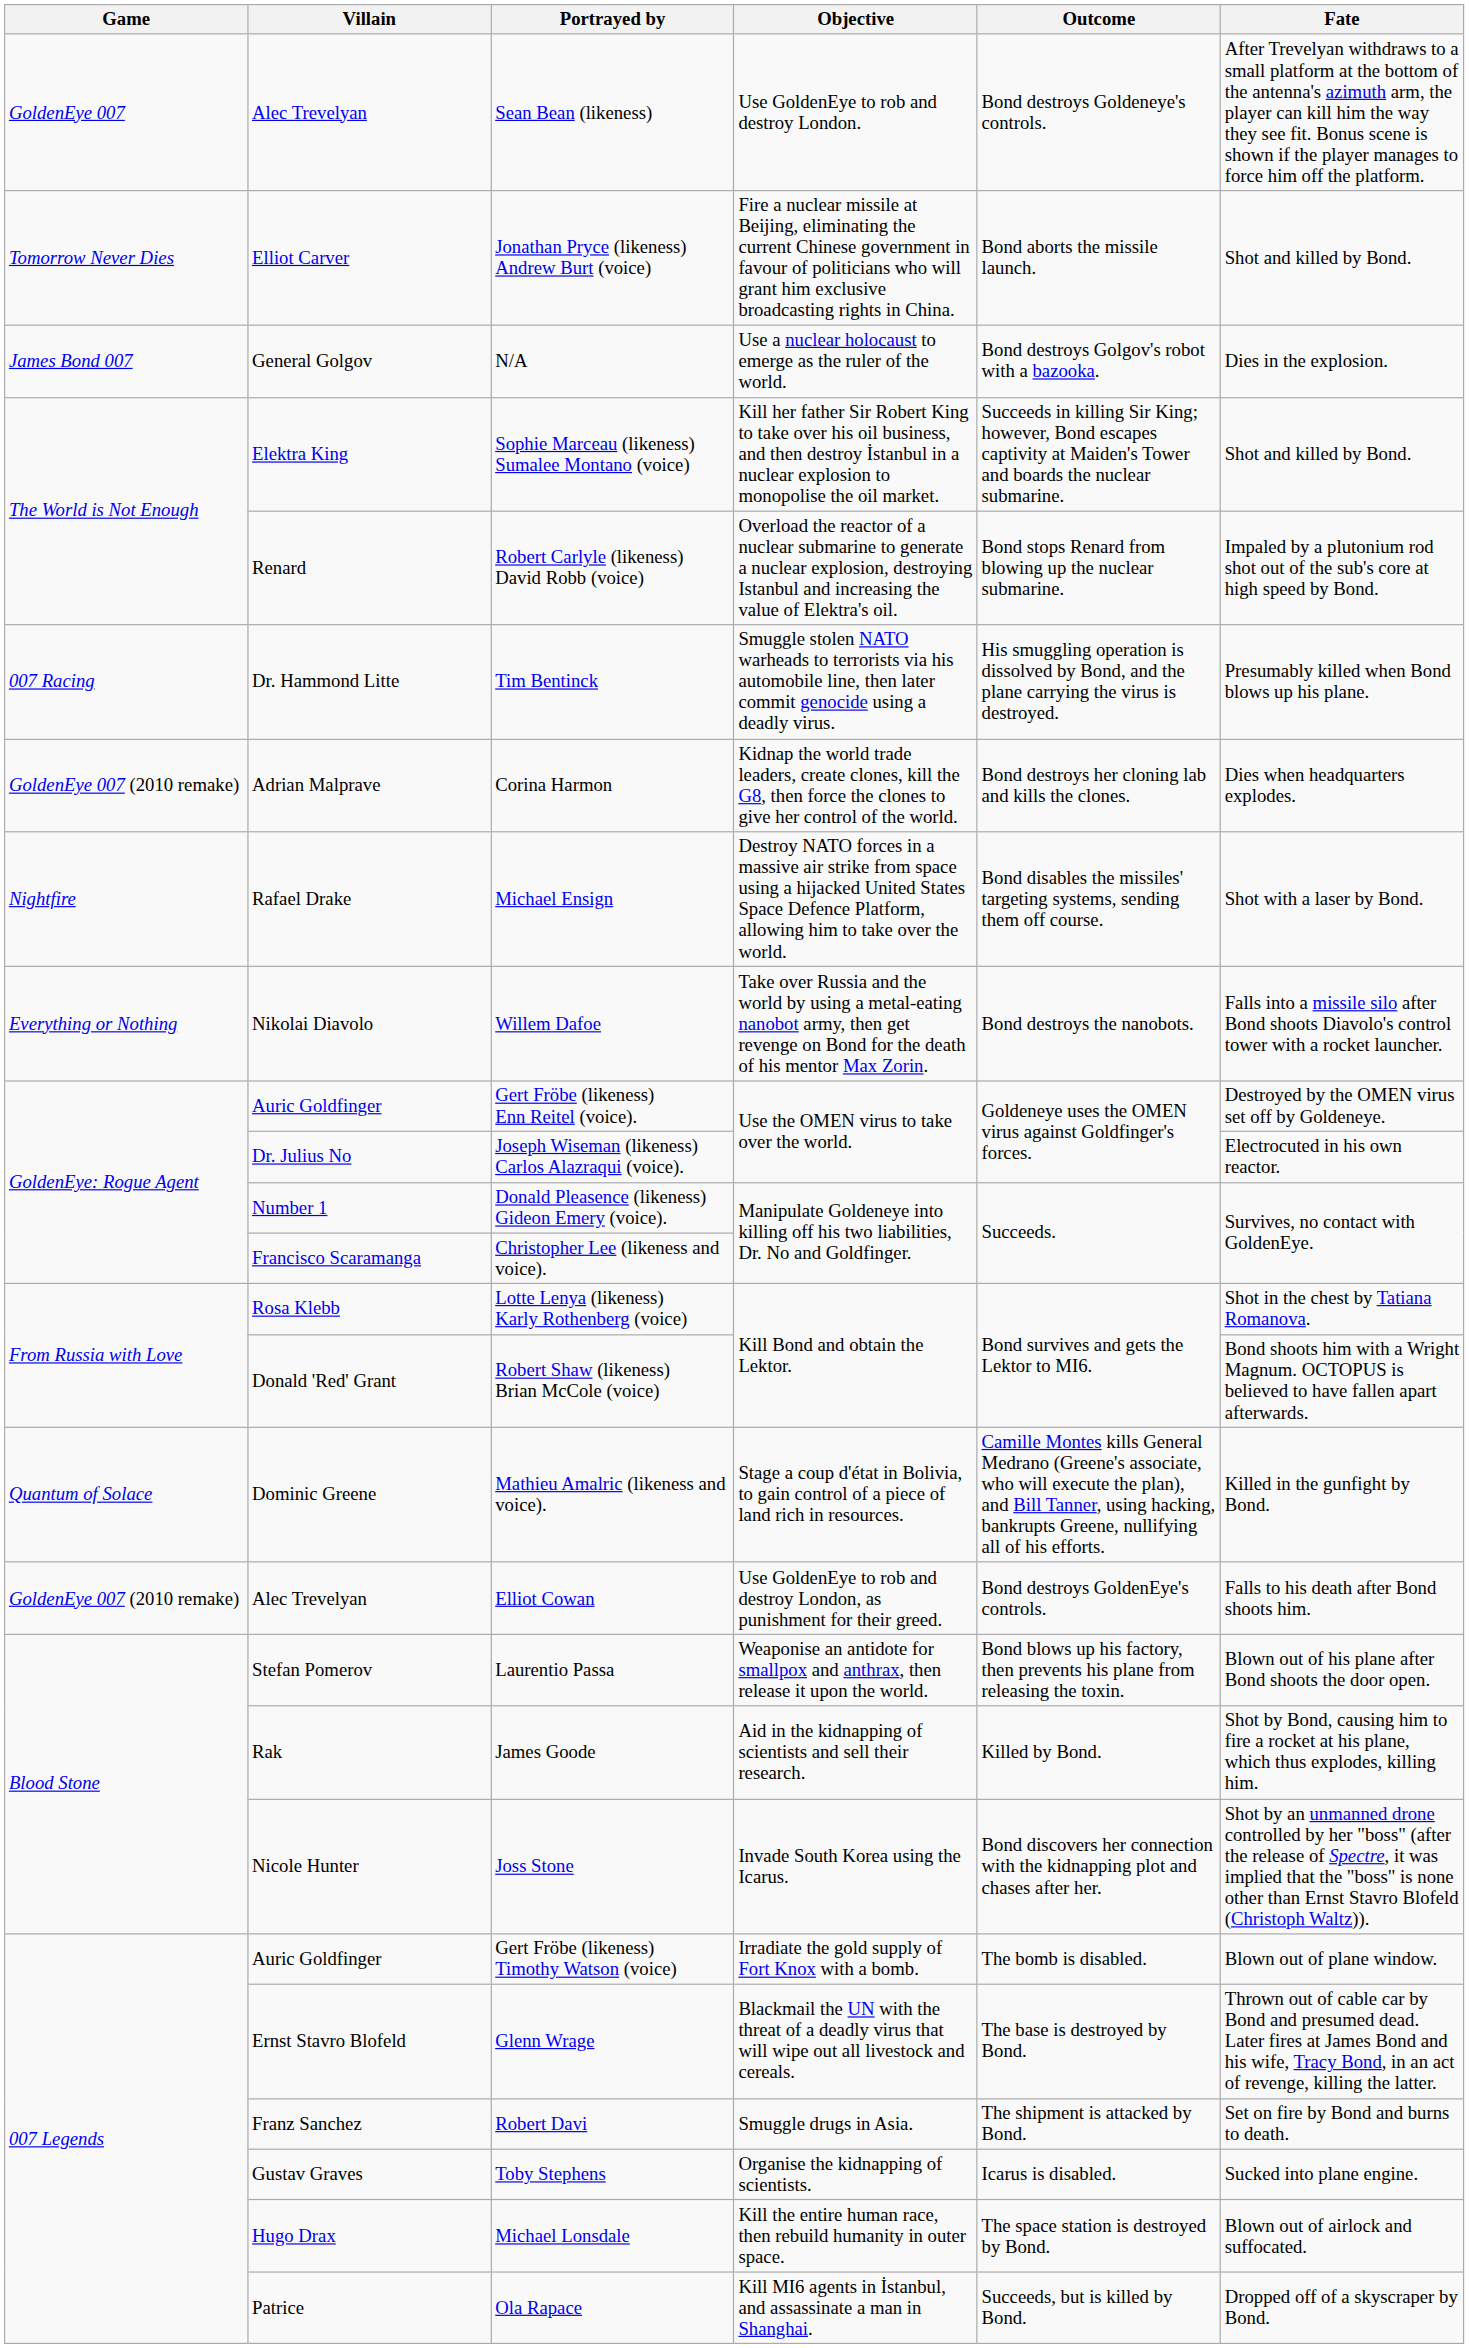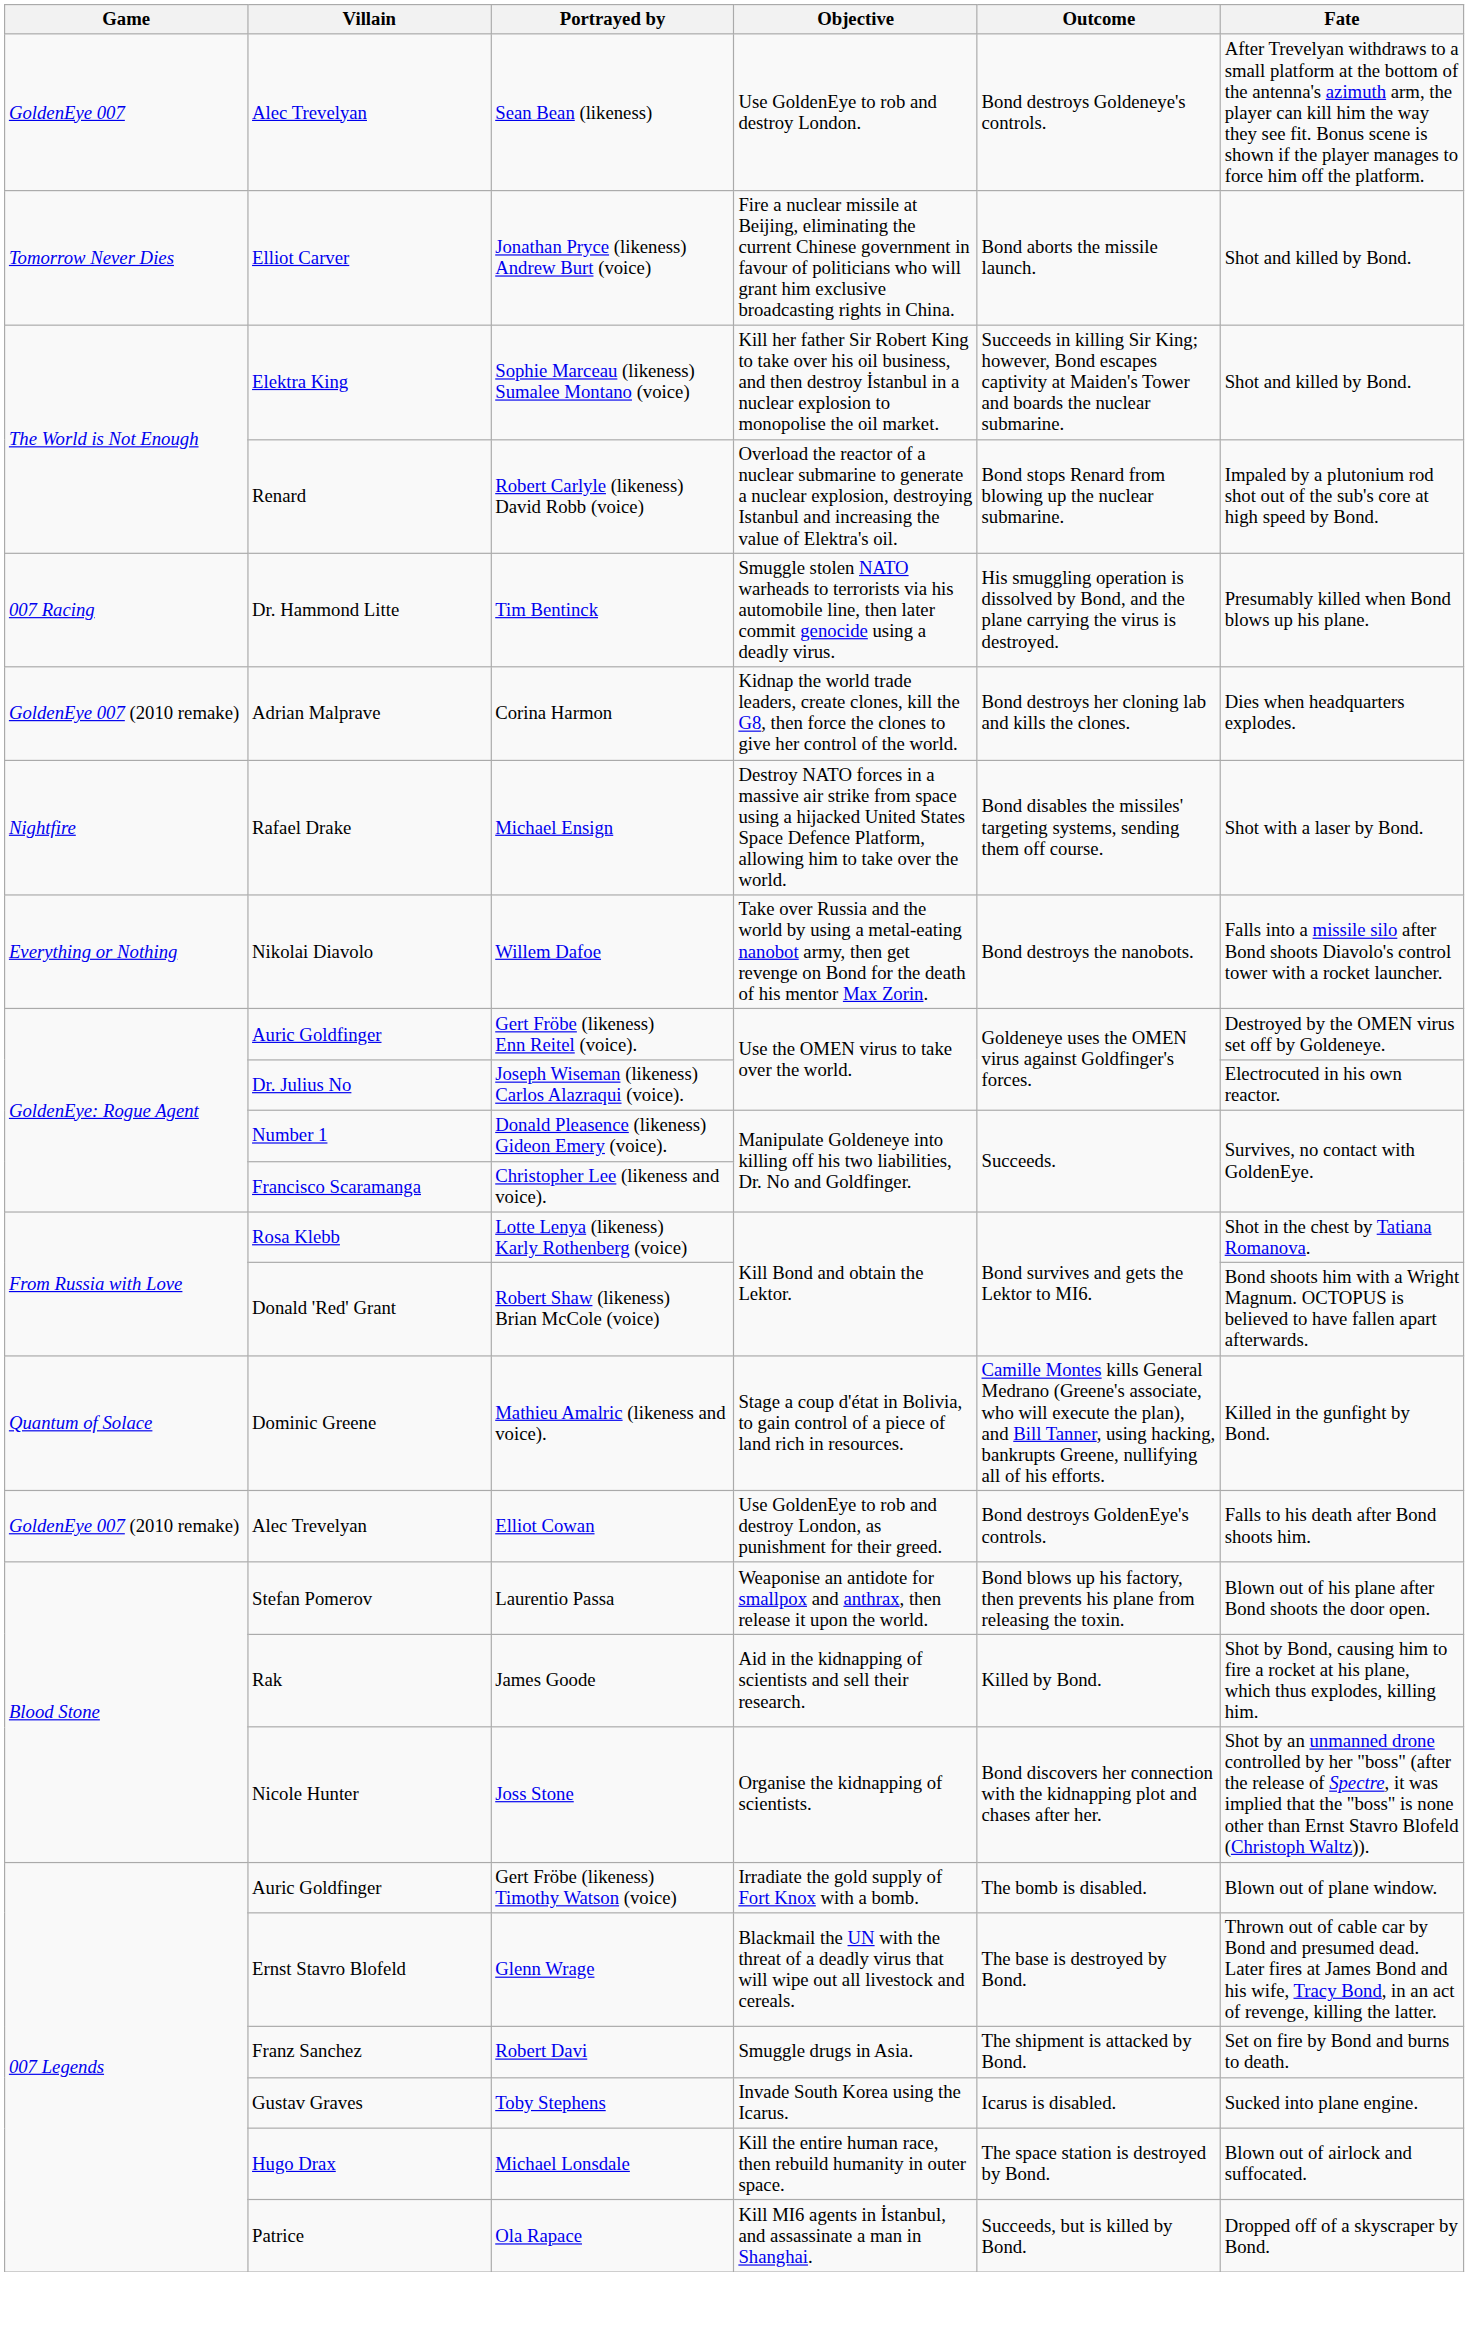- row: (511, 361)
(850, 1866) Invade South Korea using the Icarus. -> (840, 1794) Organise the kidnapping of scientists.
(840, 2174) Organise the kidnapping of scientists. -> (850, 2102) Invade South Korea using the Icarus.
